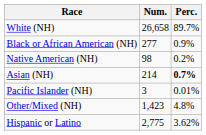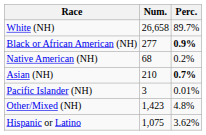(184, 43) normal -> (185, 43) bold
(147, 59) 98 -> (147, 59) 68
(149, 75) 214 -> (149, 75) 210
(153, 122) 2,775 -> (153, 122) 1,075
